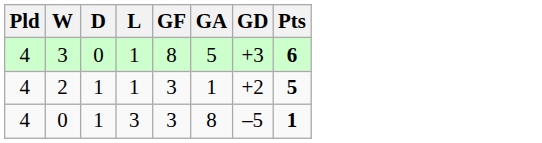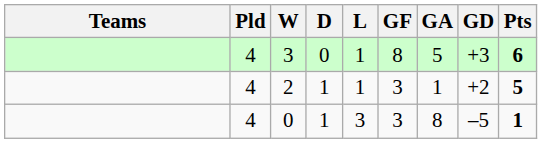+ column: (118, 21)
